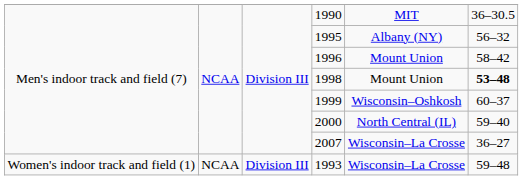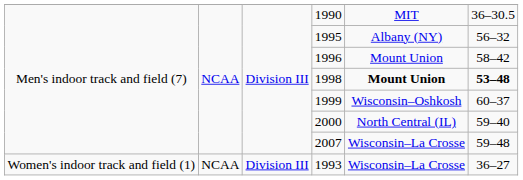(406, 79) normal -> (406, 79) bold
(493, 143) 36–27 -> (493, 143) 59–48
(493, 164) 59–48 -> (493, 164) 36–27
